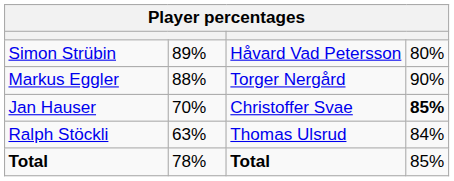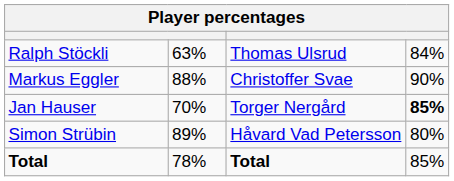rows swapped: (62, 53) <-> (58, 134)
(288, 80) Torger Nergård -> (292, 80) Christoffer Svae
(292, 107) Christoffer Svae -> (288, 107) Torger Nergård
